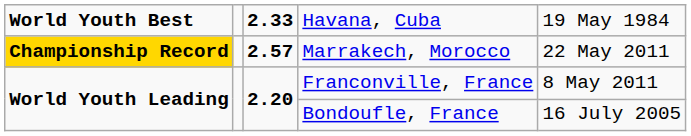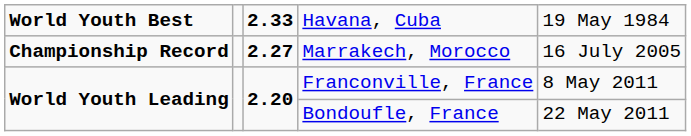(119, 52) gold background -> (119, 52) no background
(270, 52) 2.57 -> (270, 52) 2.27
(606, 52) 22 May 2011 -> (612, 52) 16 July 2005
(612, 114) 16 July 2005 -> (606, 114) 22 May 2011
